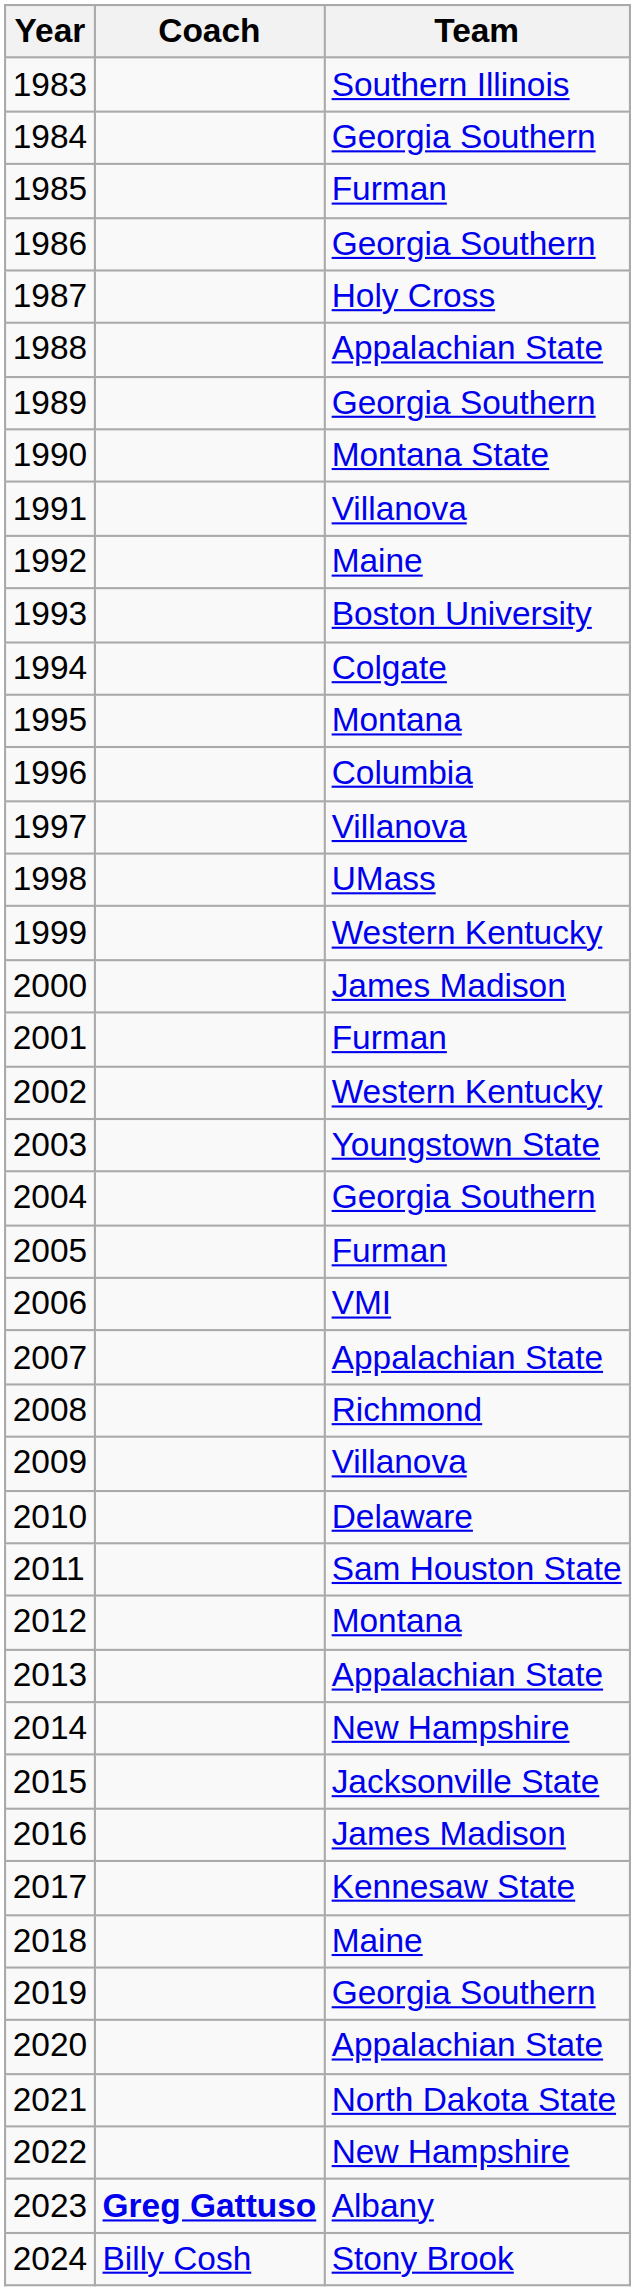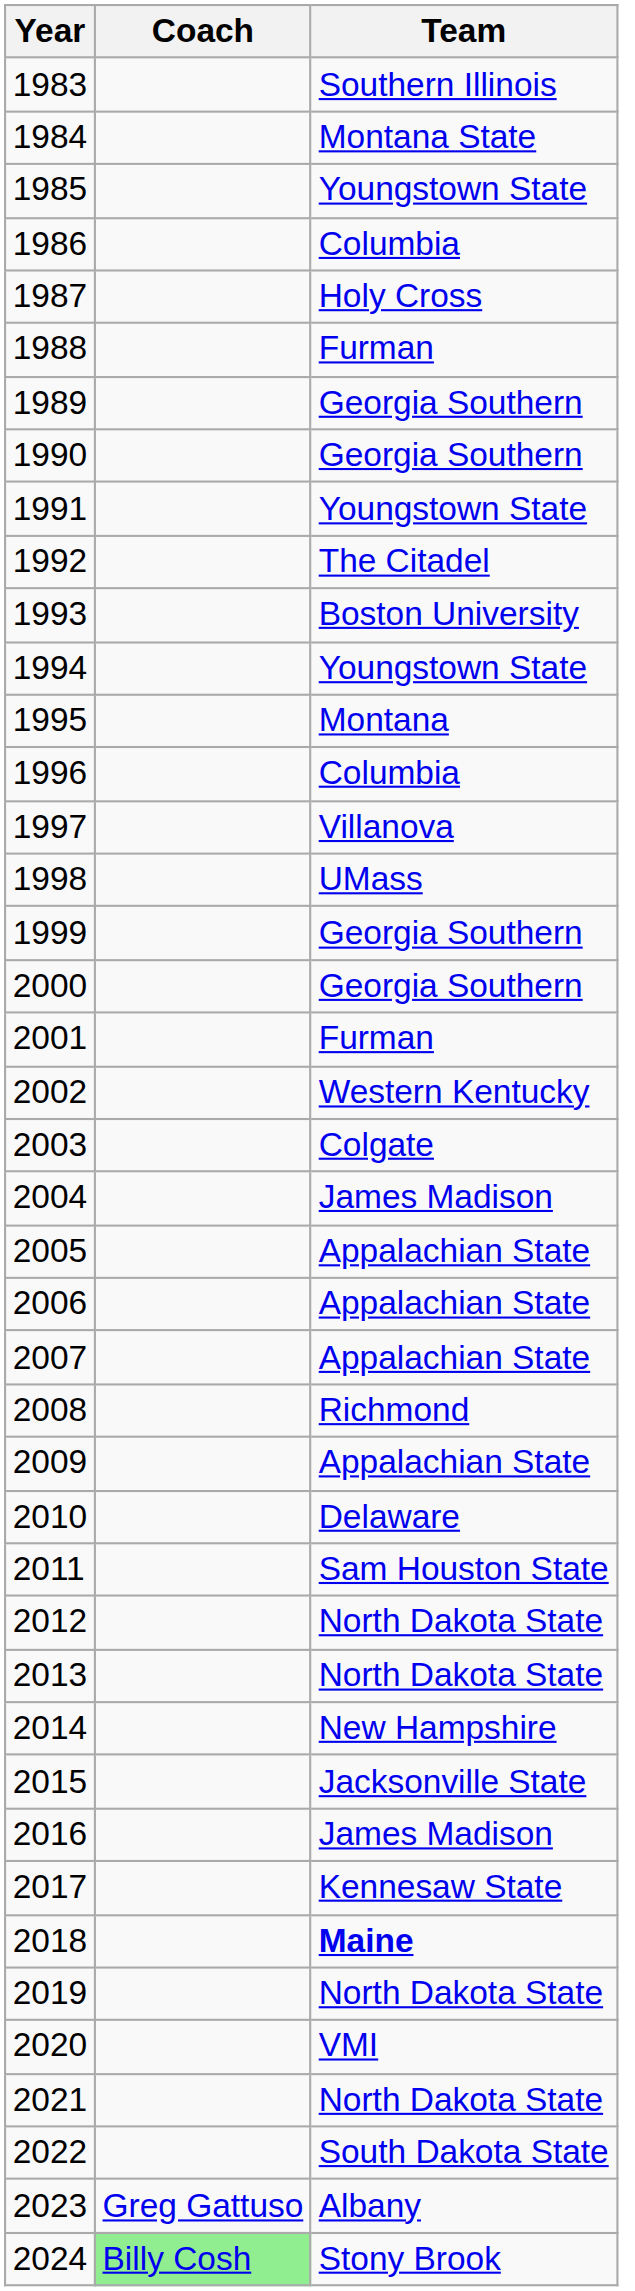(464, 137) Georgia Southern -> (427, 137) Montana State
(389, 190) Furman -> (453, 190) Youngstown State
(464, 243) Georgia Southern -> (389, 243) Columbia
(467, 349) Appalachian State -> (376, 349) Furman
(440, 455) Montana State -> (451, 455) Georgia Southern
(399, 508) Villanova -> (453, 508) Youngstown State
(377, 561) Maine -> (404, 561) The Citadel
(389, 667) Colgate -> (453, 667) Youngstown State
(467, 932) Western Kentucky -> (451, 932) Georgia Southern
(449, 985) James Madison -> (451, 985) Georgia Southern
(466, 1144) Youngstown State -> (376, 1144) Colgate
(464, 1197) Georgia Southern -> (436, 1197) James Madison
(389, 1250) Furman -> (454, 1250) Appalachian State
(361, 1303) VMI -> (454, 1303) Appalachian State
(399, 1462) Villanova -> (454, 1462) Appalachian State
(397, 1622) Montana -> (461, 1622) North Dakota State
(467, 1675) Appalachian State -> (461, 1675) North Dakota State
(377, 1940) normal -> (366, 1940) bold
(464, 1993) Georgia Southern -> (461, 1993) North Dakota State
(467, 2046) Appalachian State -> (348, 2046) VMI
(451, 2152) New Hampshire -> (464, 2152) South Dakota State
(209, 2205) bold -> (203, 2205) normal
(177, 2258) no background -> (177, 2258) lightgreen background
